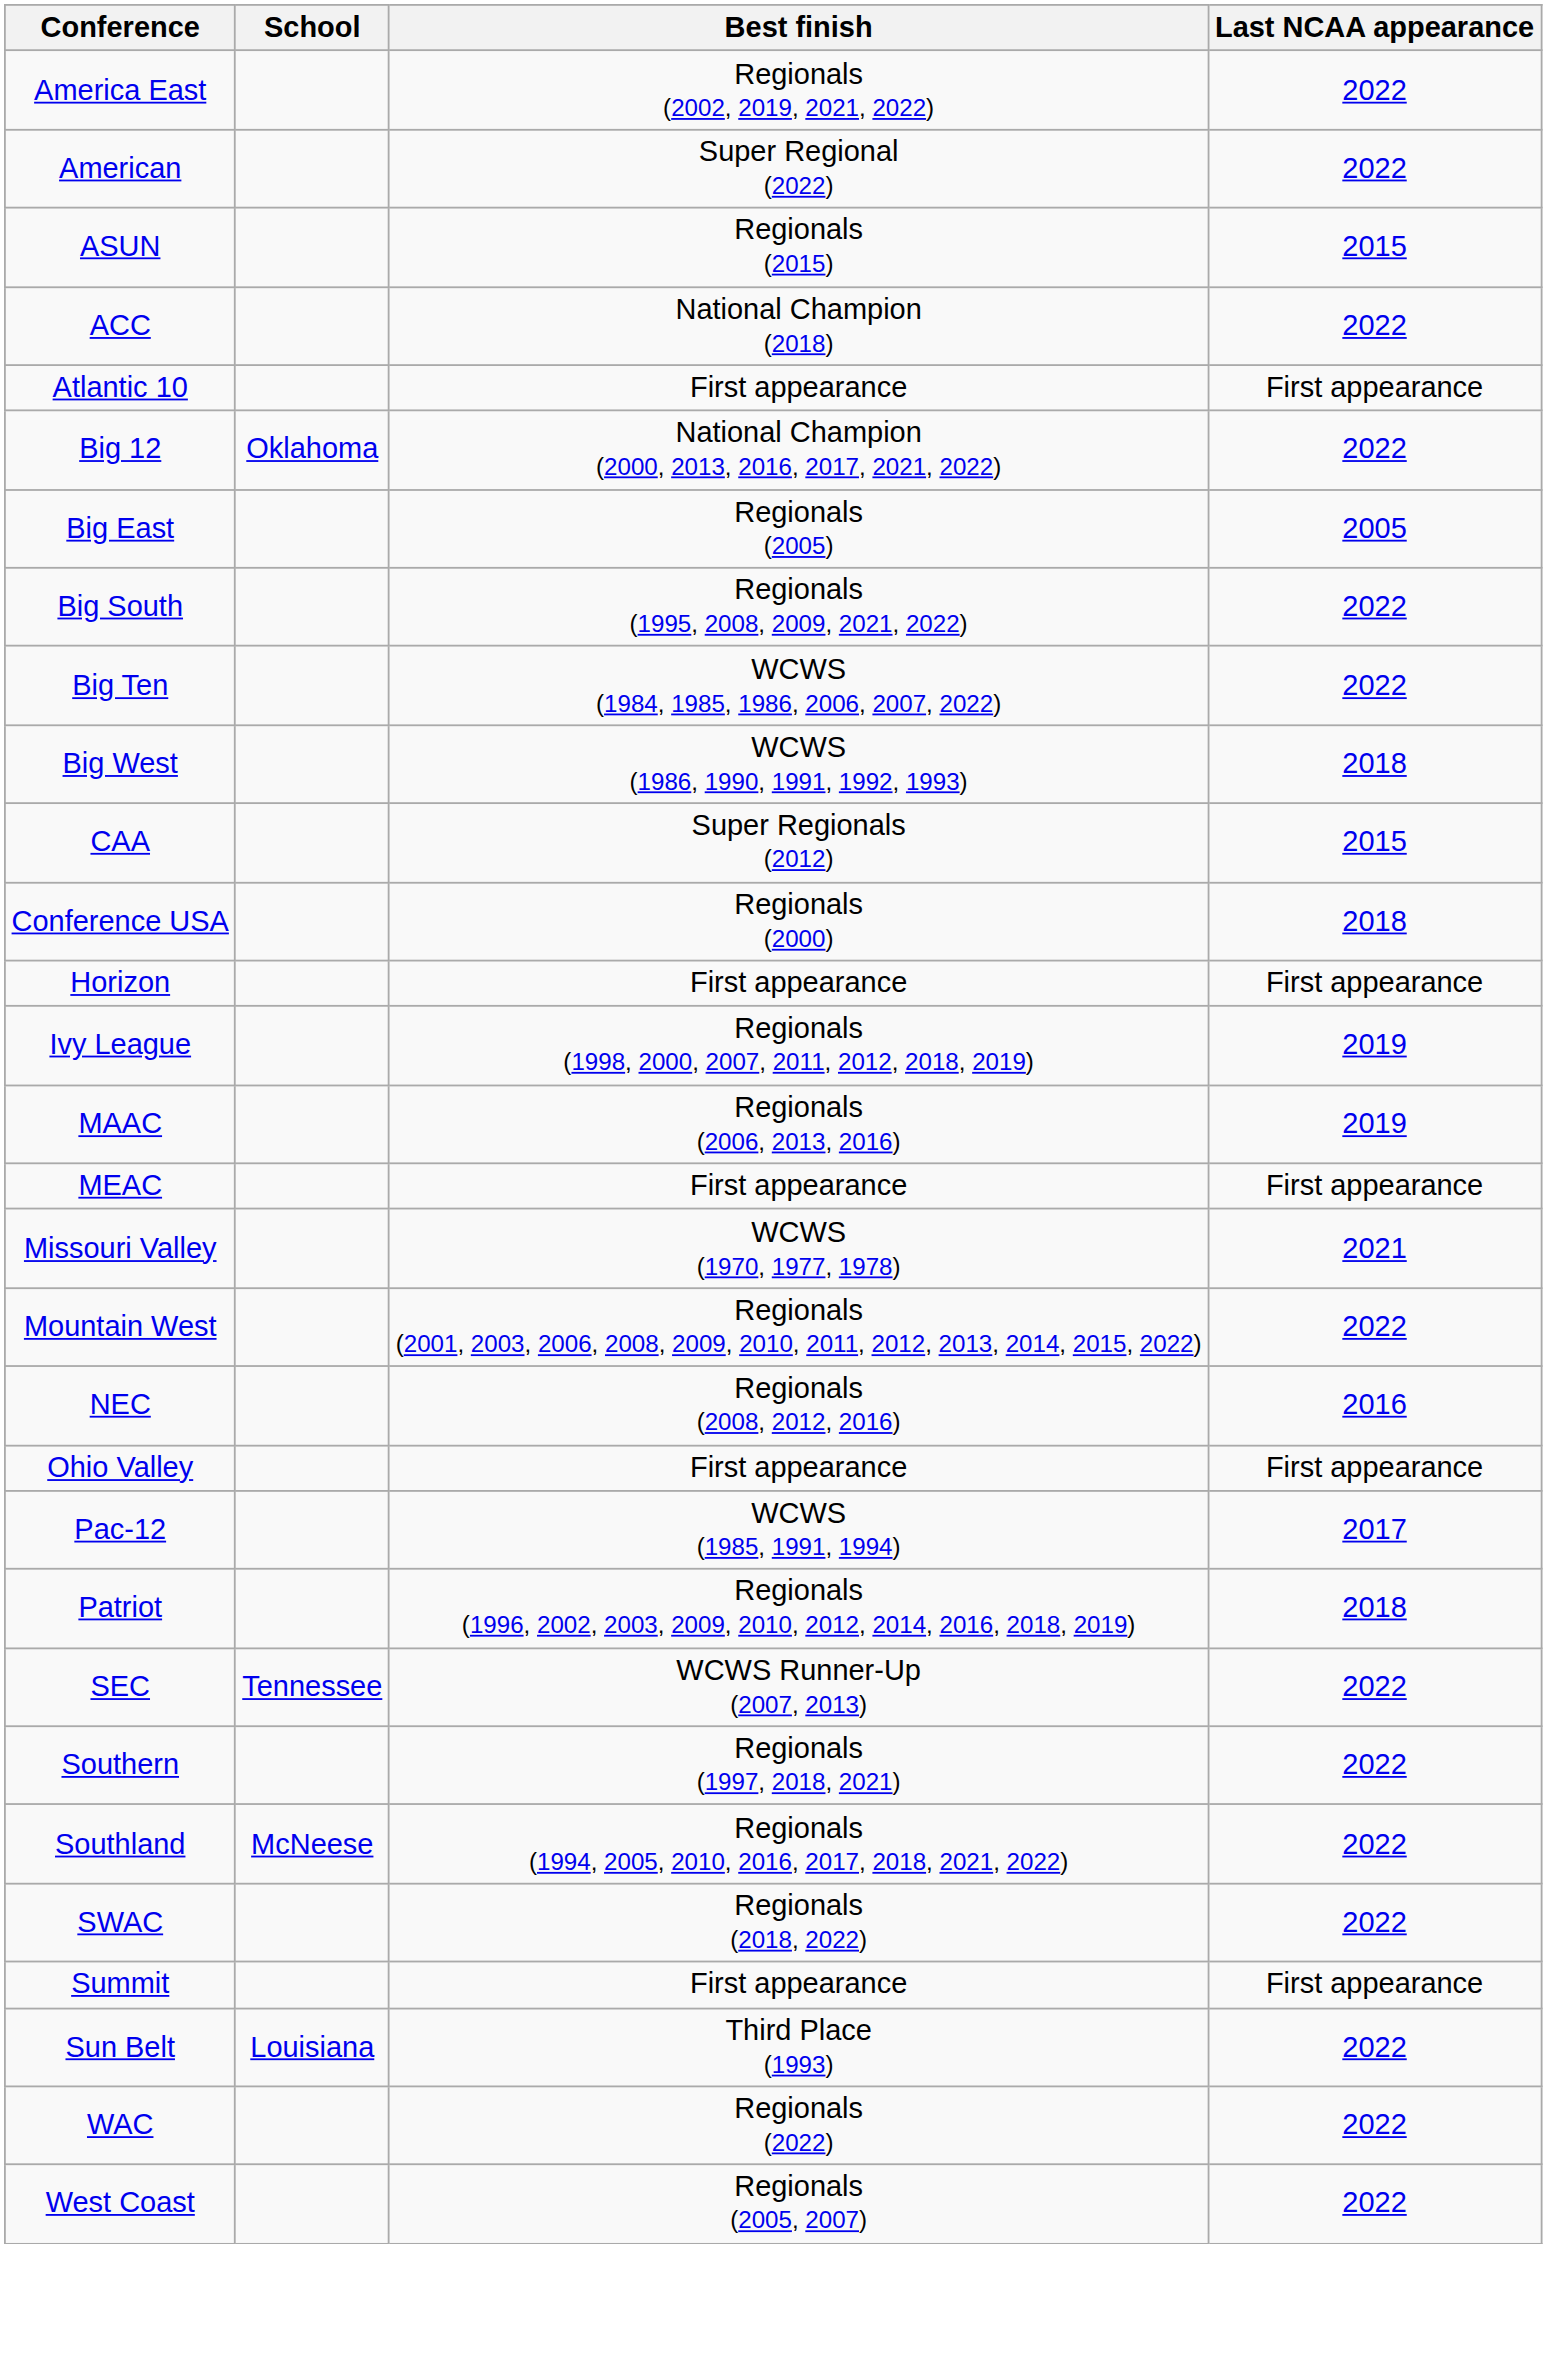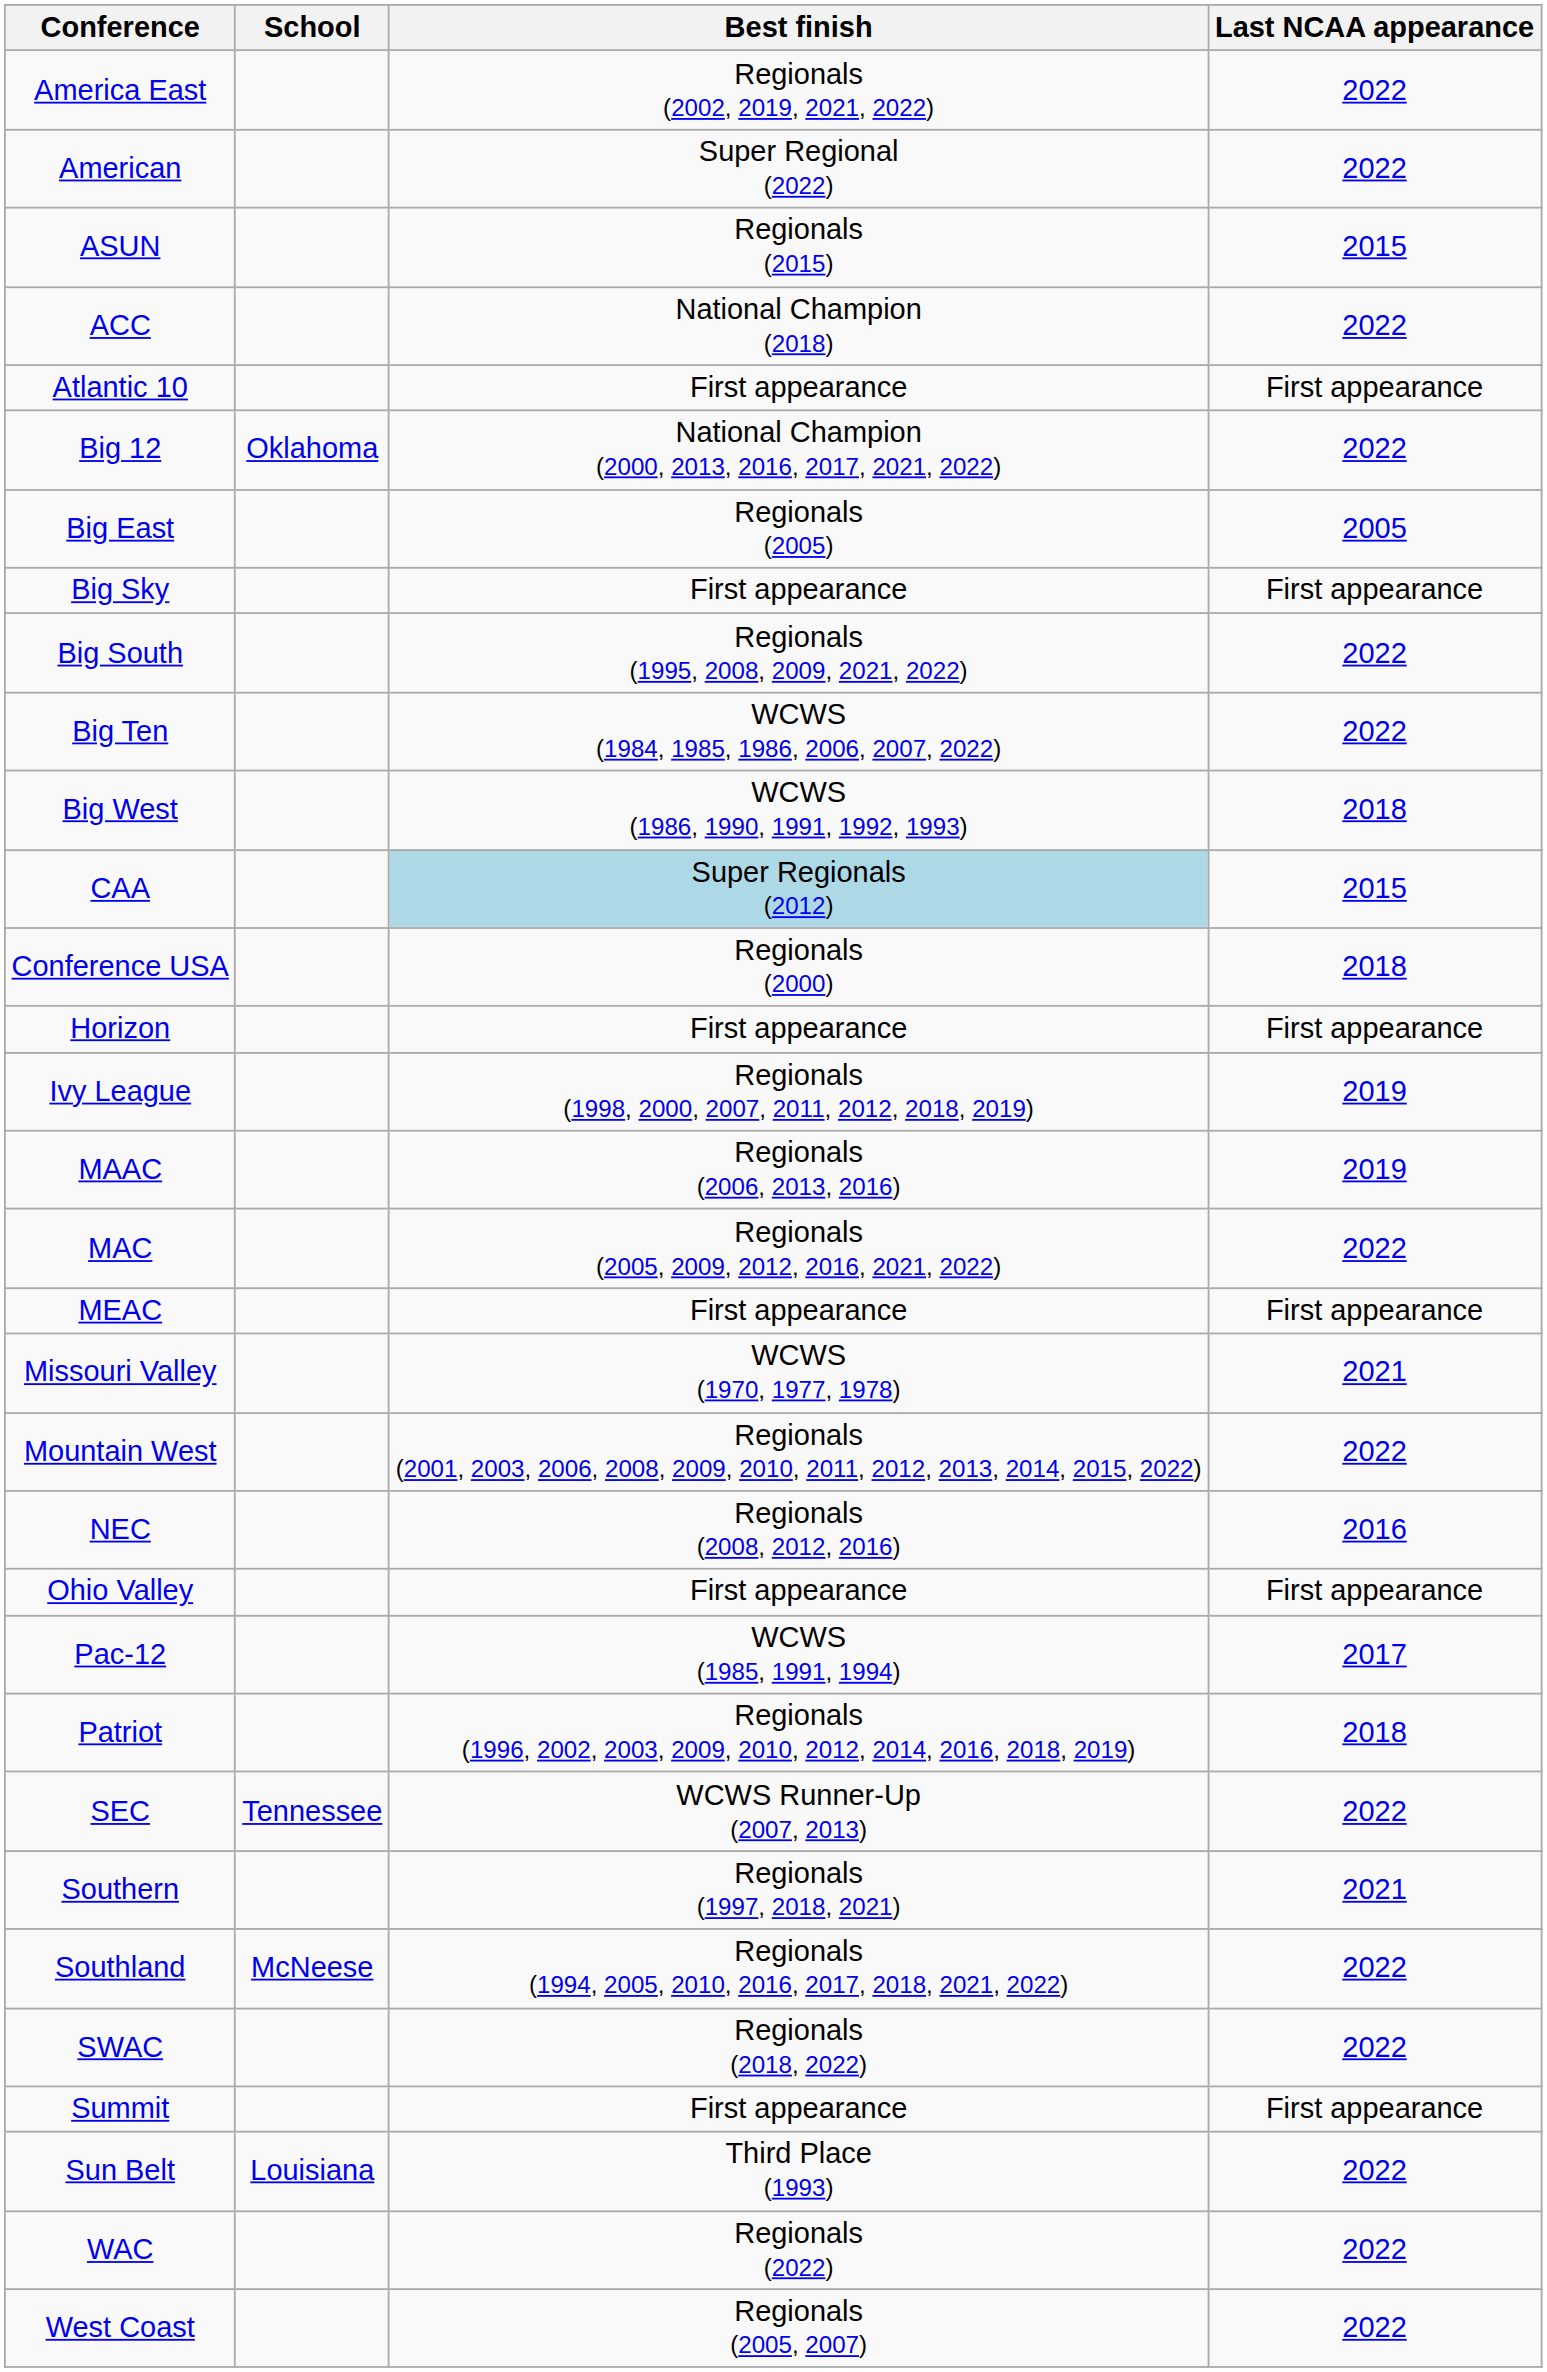+ row: (120, 590)
(799, 842) no background -> (799, 888) lightblue background
+ row: (120, 1248)
(1375, 1765) 2022 -> (1375, 1889) 2021
